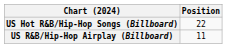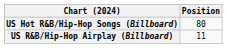(201, 24) 22 -> (201, 24) 80
